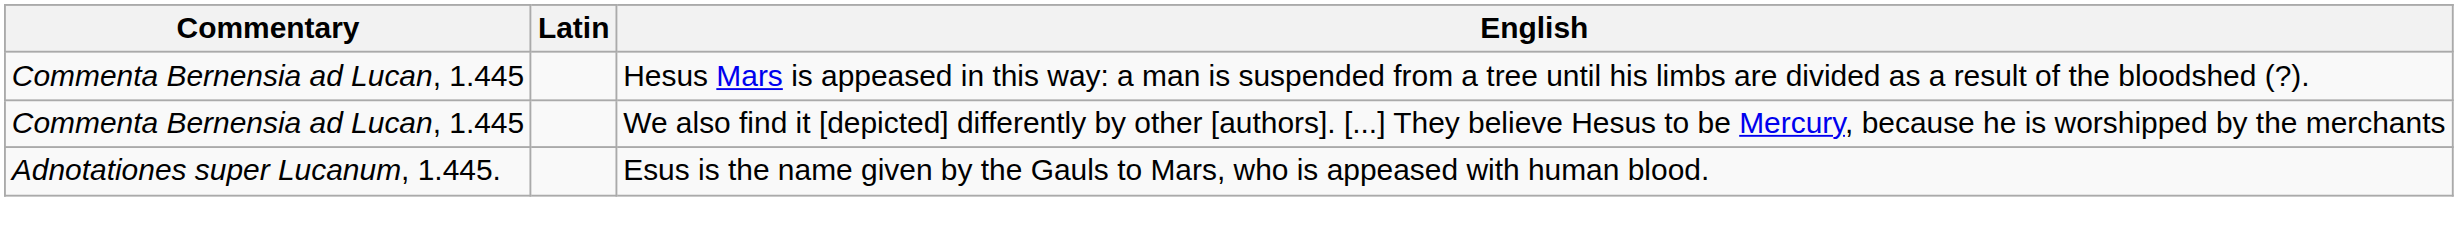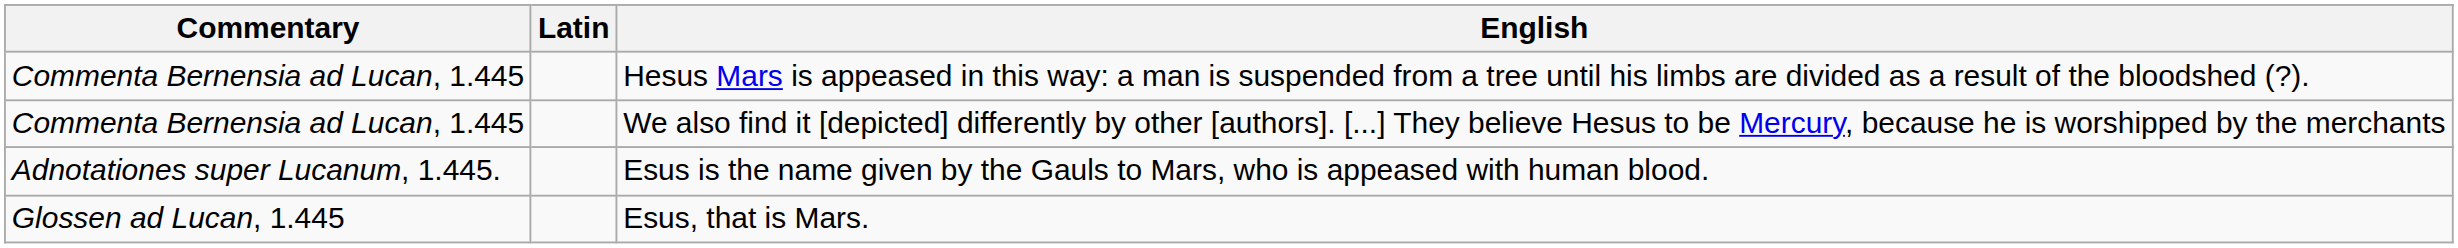+ row: (746, 218)
